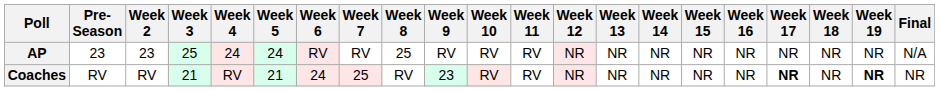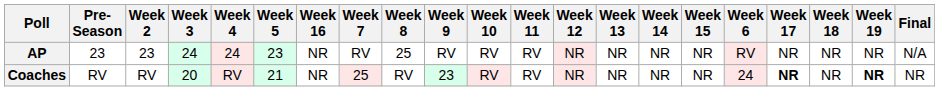columns swapped: (318, 24) <-> (746, 24)
(190, 53) 25 -> (190, 53) 24
(275, 53) 24 -> (275, 53) 23
(190, 76) 21 -> (190, 76) 20
